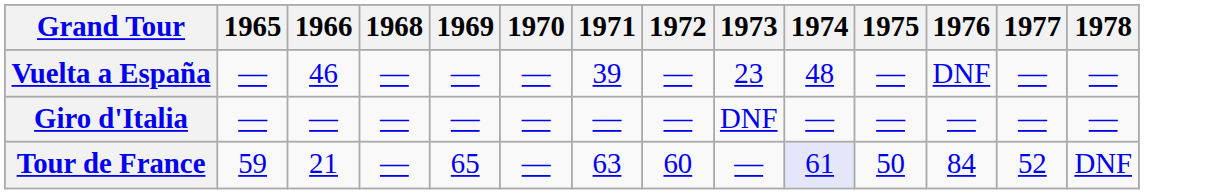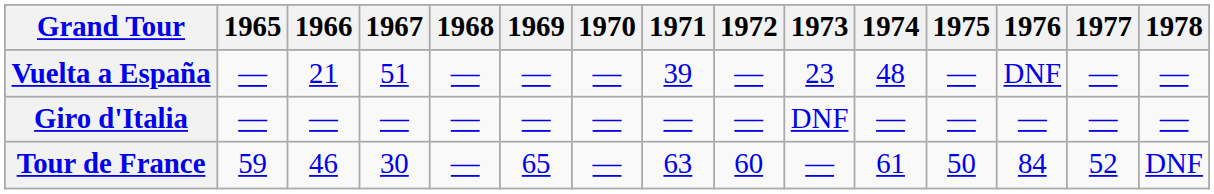+ column: (394, 27)
(324, 73) 46 -> (324, 73) 21
(324, 164) 21 -> (324, 164) 46
(820, 164) lavender background -> (891, 164) no background
